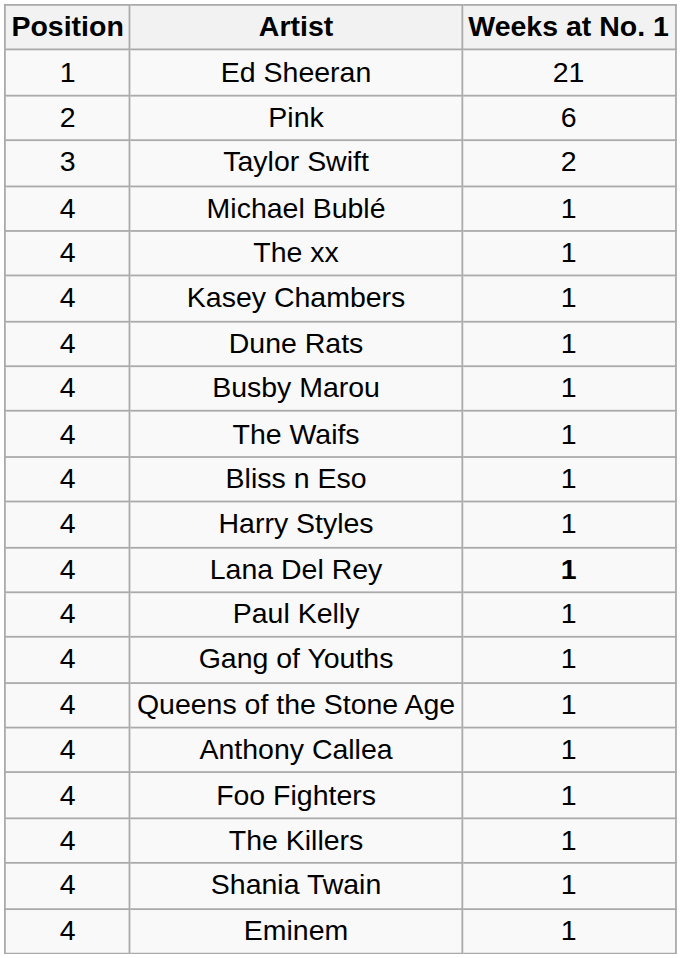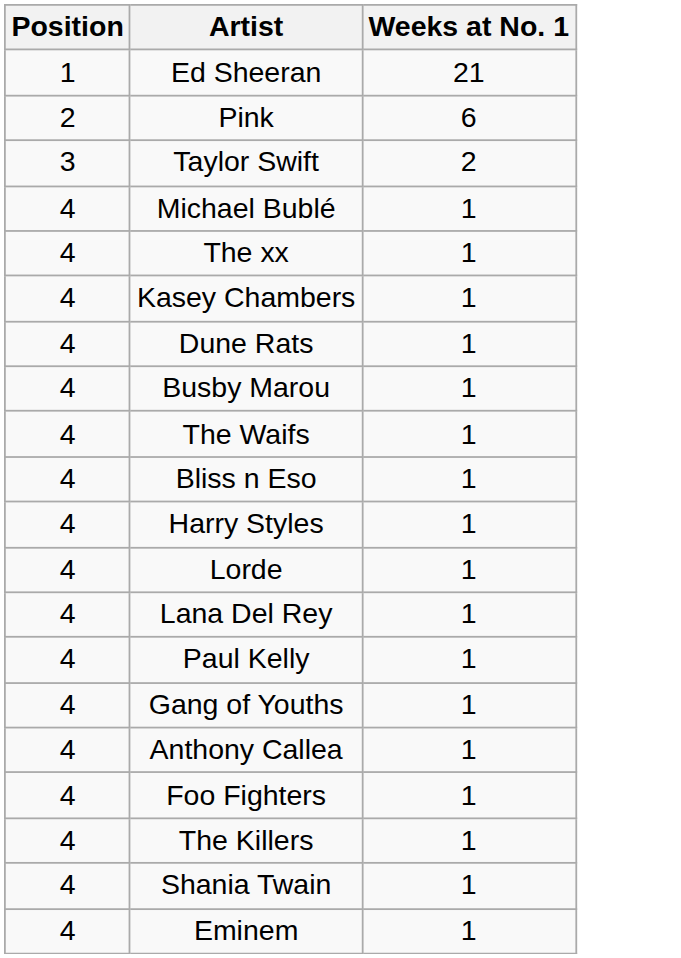+ row: (246, 569)
(569, 569) bold -> (469, 614) normal
- row: (296, 704)
